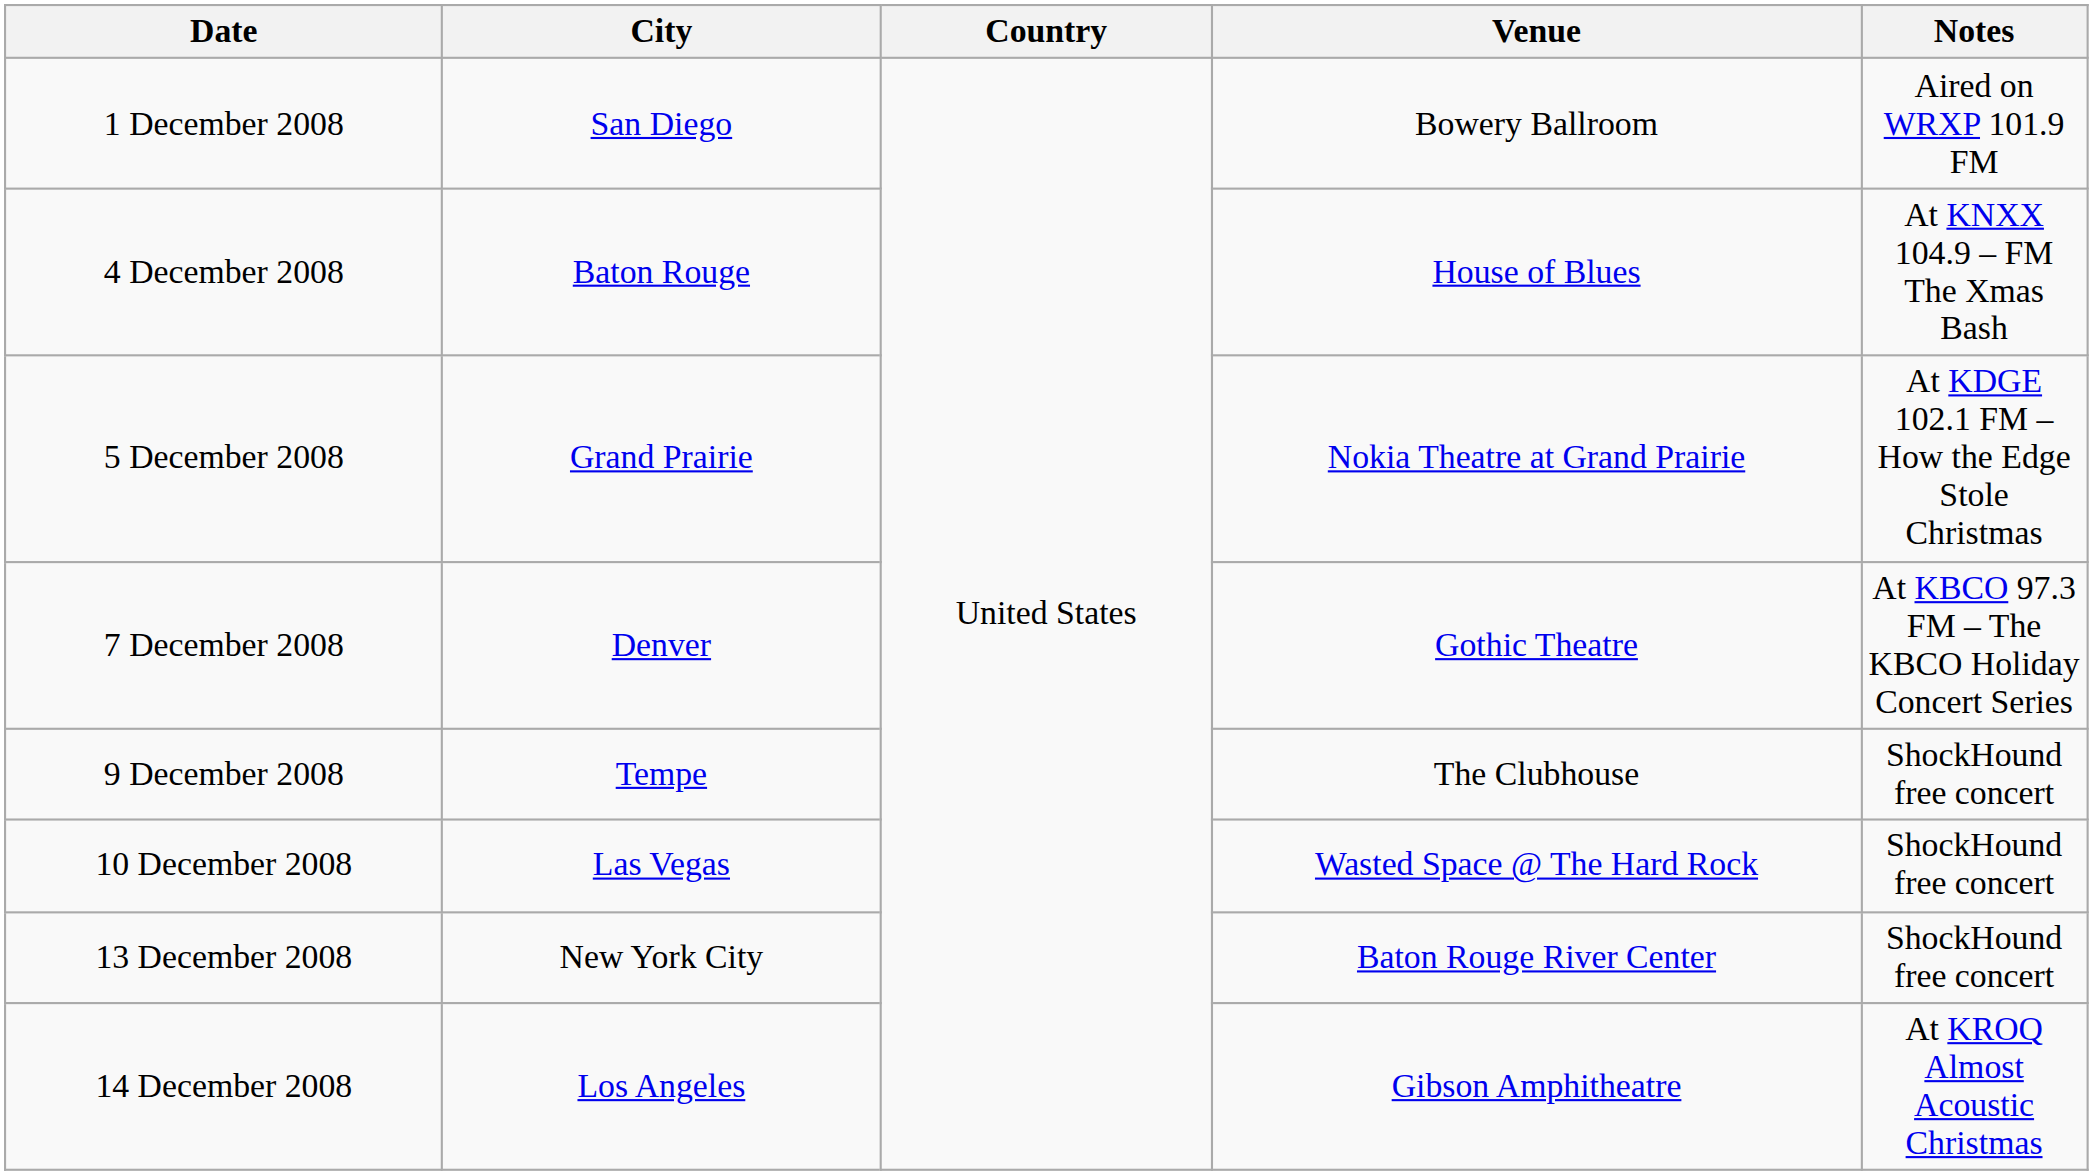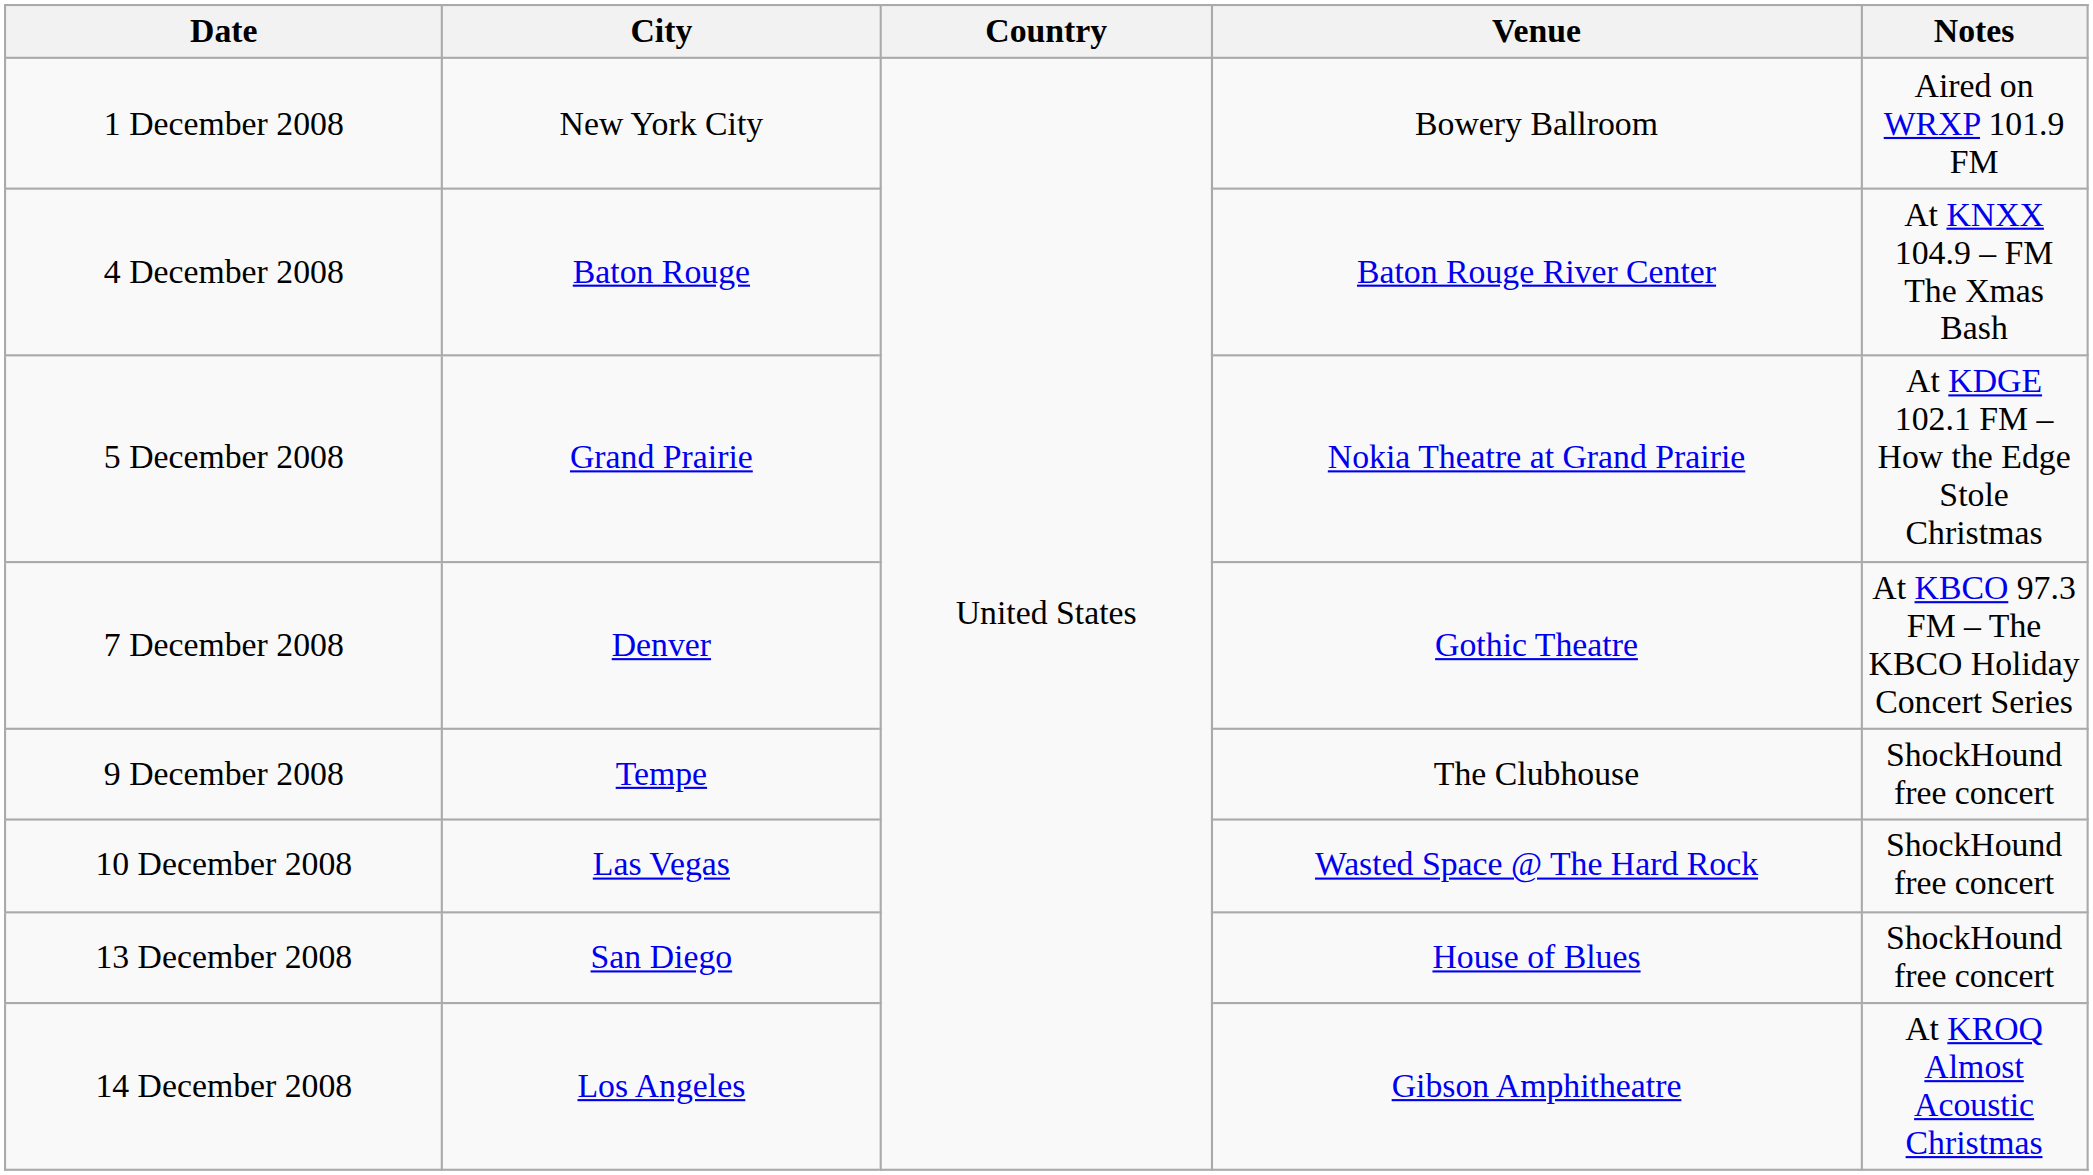(661, 122) San Diego -> (661, 122) New York City
(1537, 271) House of Blues -> (1537, 271) Baton Rouge River Center
(661, 956) New York City -> (661, 956) San Diego
(1537, 956) Baton Rouge River Center -> (1537, 956) House of Blues
